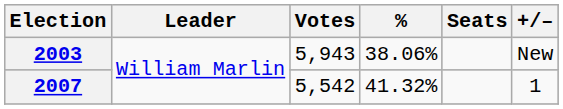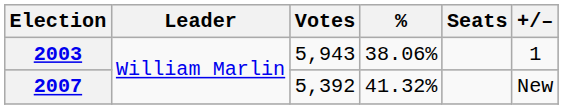(535, 54) New -> (535, 54) 1
(325, 87) 5,542 -> (325, 87) 5,392
(535, 87) 1 -> (535, 87) New
